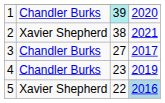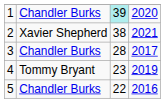(119, 51) 27 -> (119, 51) 28
(60, 70) Chandler Burks -> (57, 70) Tommy Bryant
(63, 88) Xavier Shepherd -> (60, 88) Chandler Burks
(145, 88) lightblue background -> (145, 88) no background
